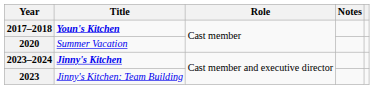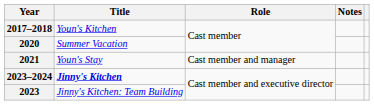(88, 28) bold -> (87, 28) normal
+ row: (29, 60)
